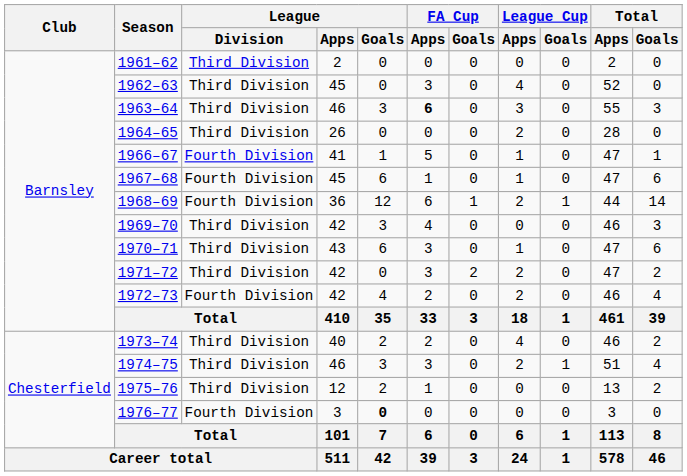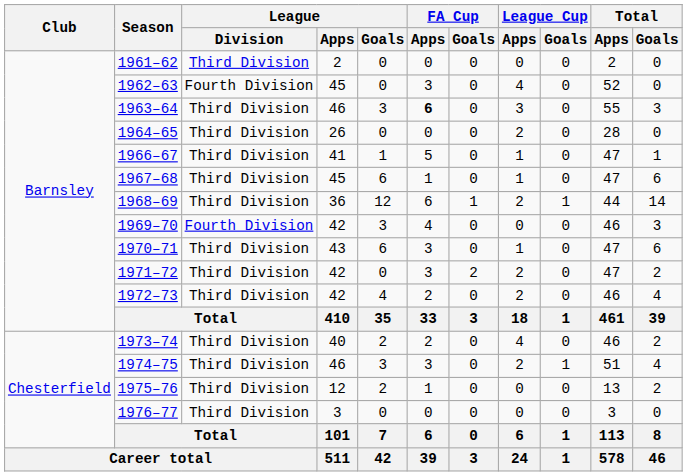(249, 86) Third Division -> (249, 86) Fourth Division
(249, 156) Fourth Division -> (249, 156) Third Division
(249, 179) Fourth Division -> (249, 179) Third Division
(249, 203) Fourth Division -> (249, 203) Third Division
(249, 226) Third Division -> (249, 226) Fourth Division
(249, 296) Fourth Division -> (249, 296) Third Division
(249, 412) Fourth Division -> (249, 412) Third Division
(383, 412) bold -> (383, 412) normal
